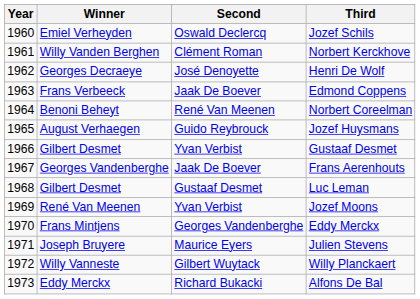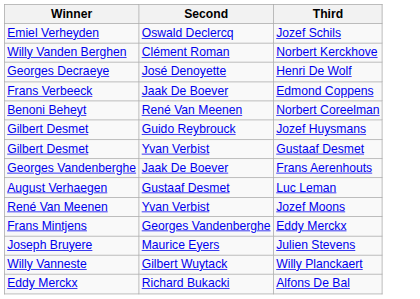- column: (21, 14)
(90, 129) August Verhaegen -> (48, 129) Gilbert Desmet
(80, 187) Gilbert Desmet -> (57, 187) August Verhaegen
